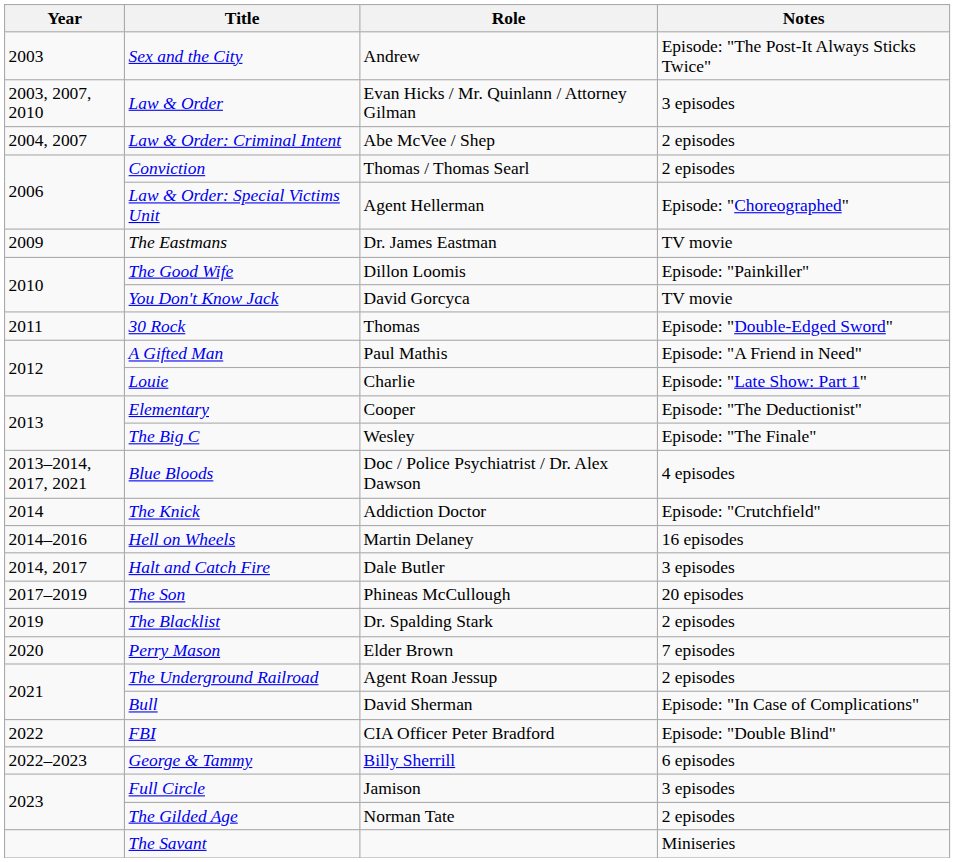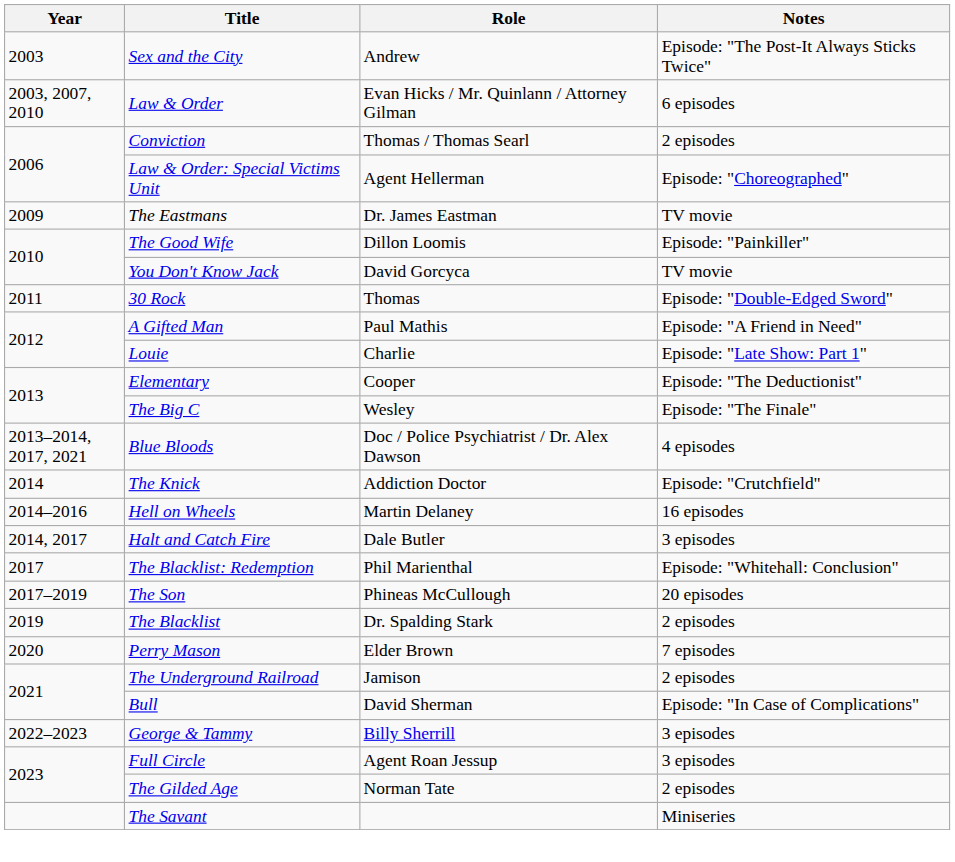(698, 103) 3 episodes -> (698, 103) 6 episodes
- row: (235, 140)
+ row: (221, 567)
(430, 677) Agent Roan Jessup -> (392, 677) Jamison
- row: (142, 732)
(698, 760) 6 episodes -> (698, 732) 3 episodes
(392, 788) Jamison -> (430, 760) Agent Roan Jessup
